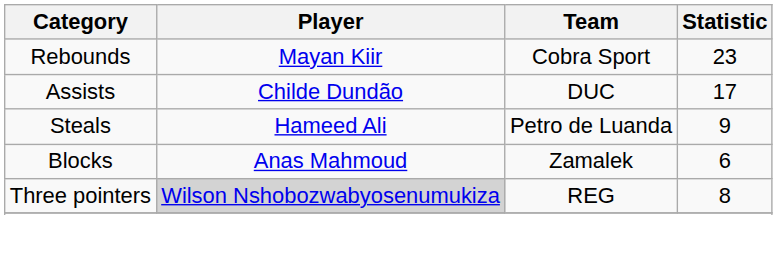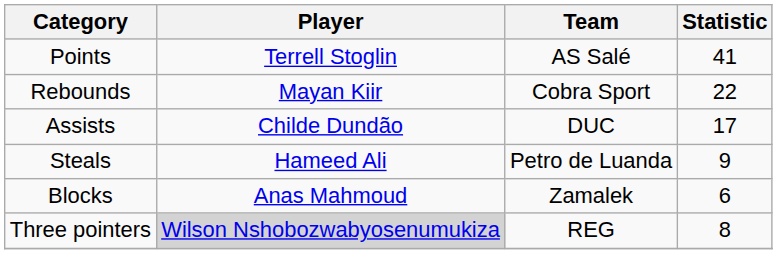+ row: (80, 56)
(725, 56) 23 -> (725, 91) 22
